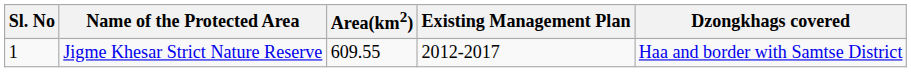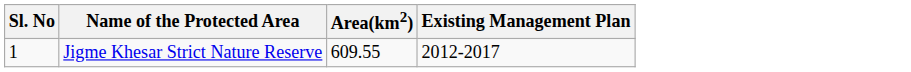- column: (771, 21)
